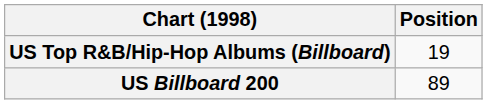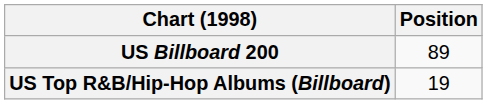rows swapped: (200, 83) <-> (200, 51)
